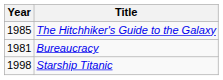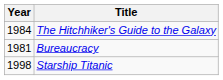(19, 30) 1985 -> (19, 30) 1984
